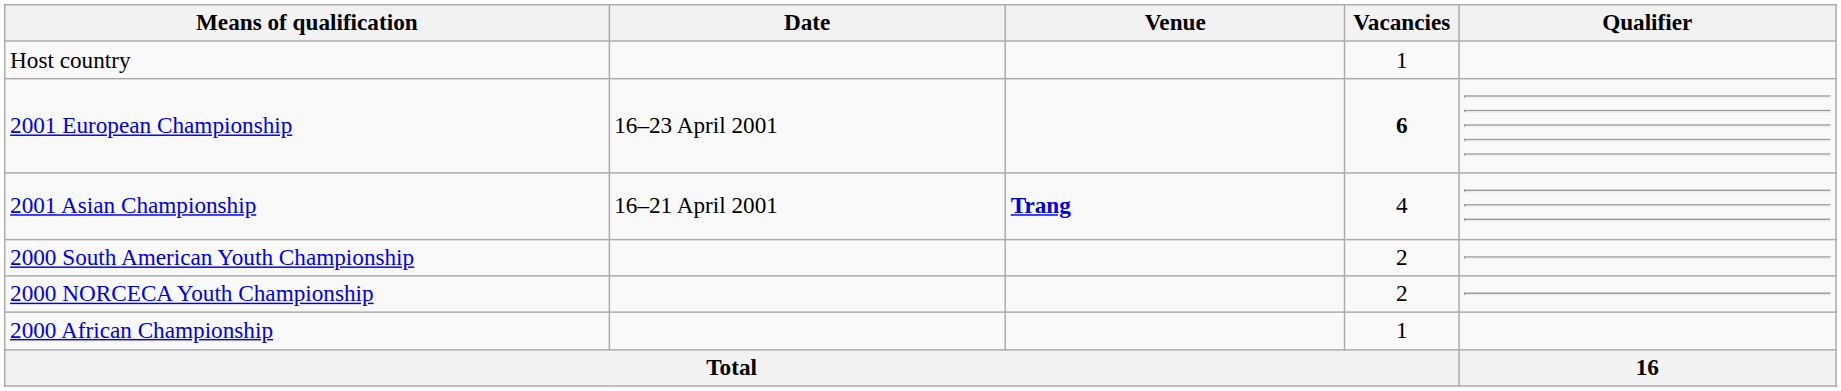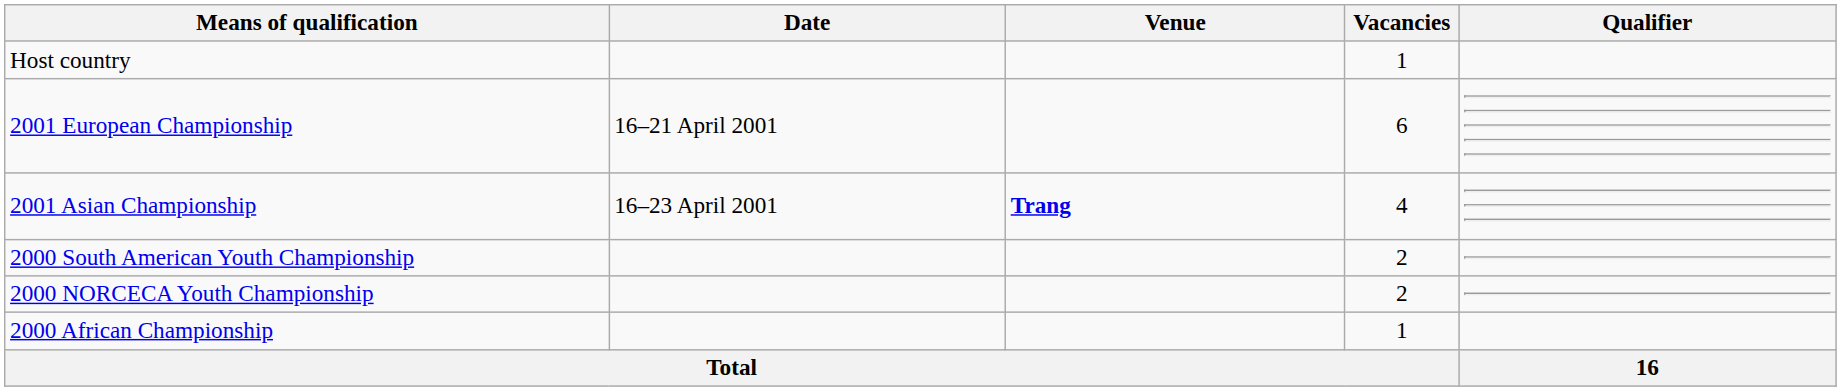(696, 125) 16–23 April 2001 -> (696, 125) 16–21 April 2001
(1402, 125) bold -> (1402, 125) normal
(696, 205) 16–21 April 2001 -> (696, 205) 16–23 April 2001
